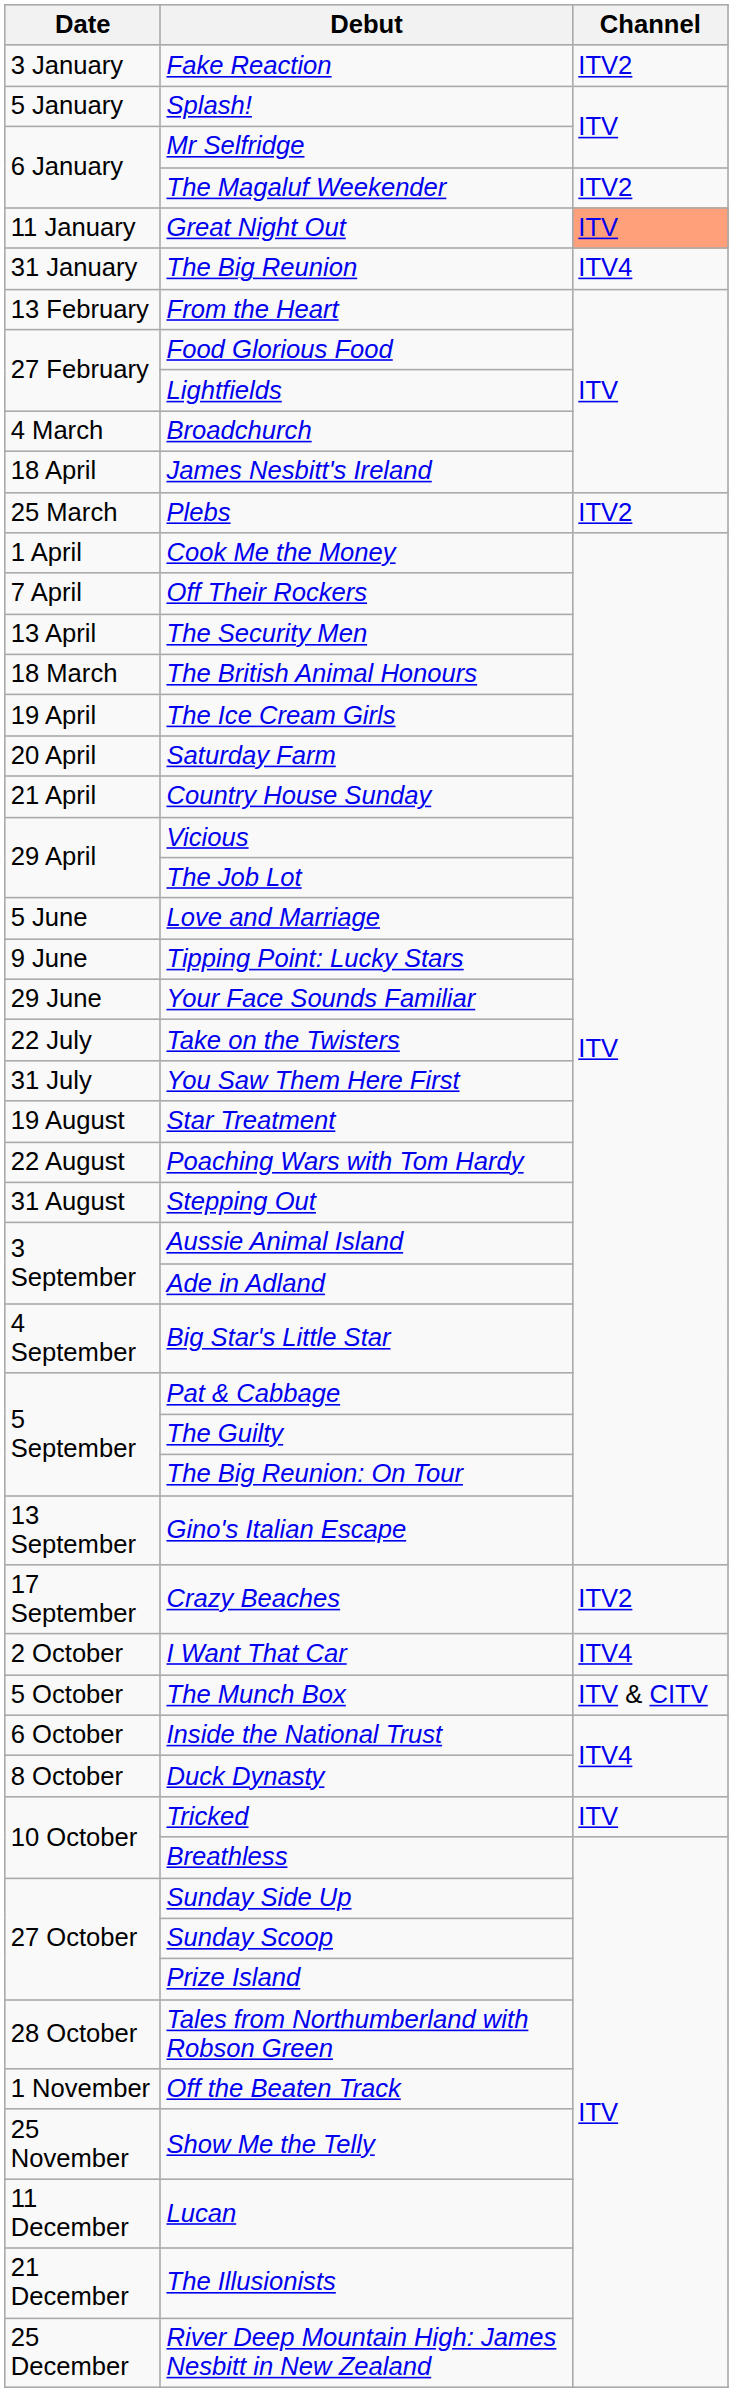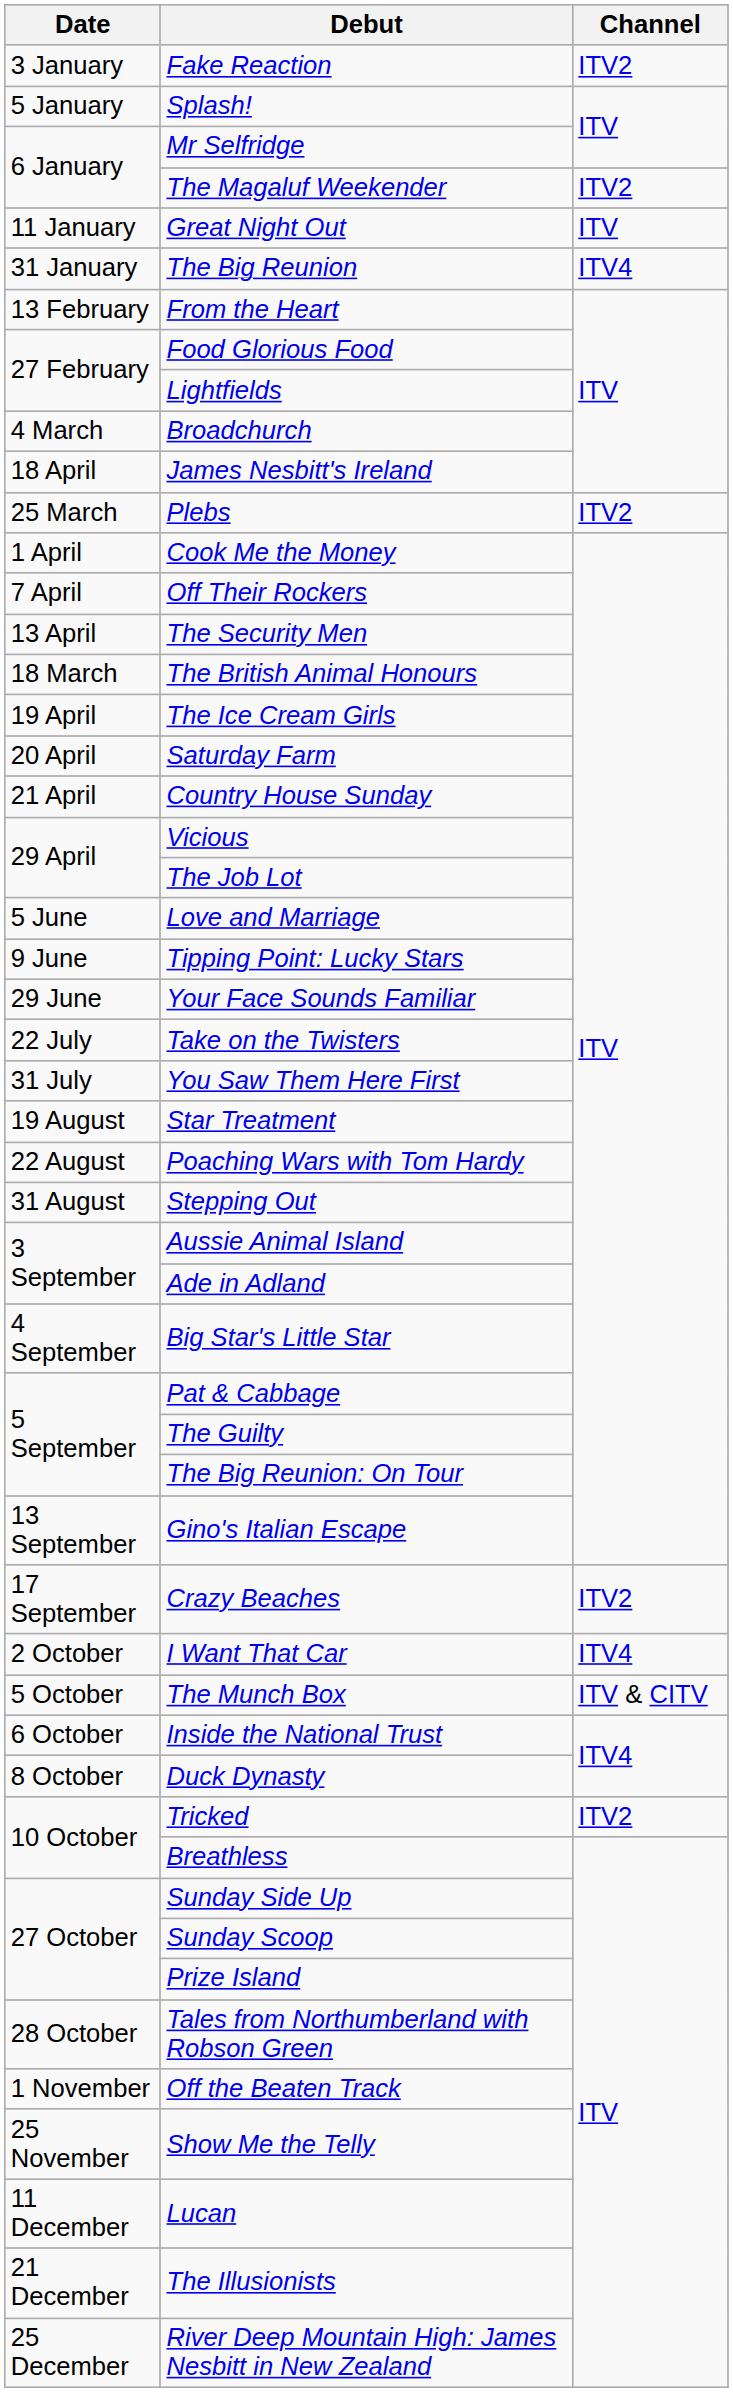(598, 227) lightsalmon background -> (598, 227) no background
(598, 1816) ITV -> (605, 1816) ITV2
